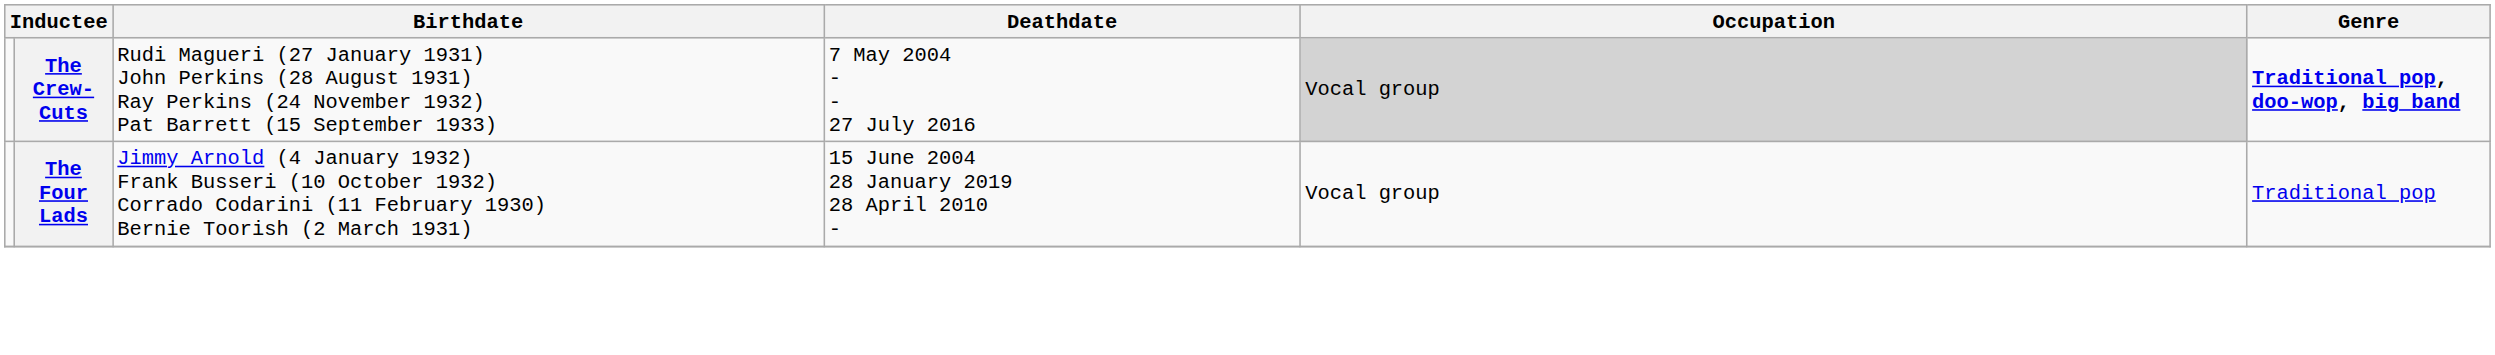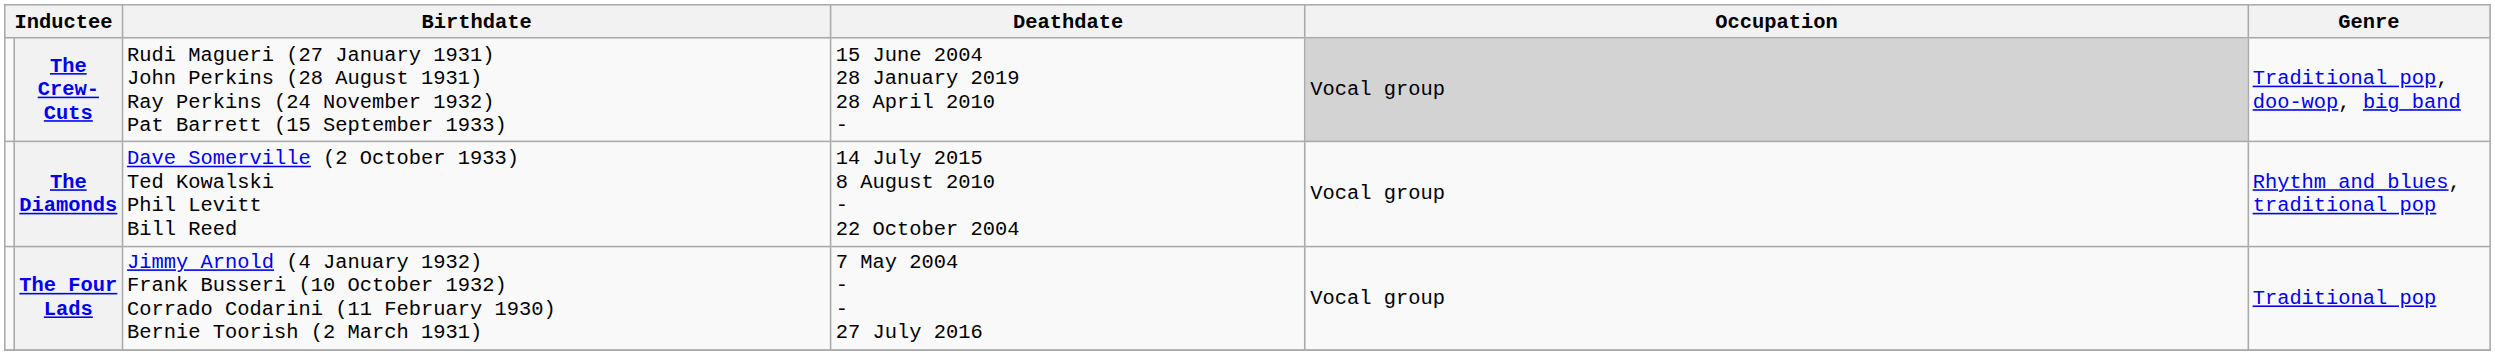(902, 90) 7 May 2004 - - 27 July 2016 -> (928, 90) 15 June 2004 28 January 2019 28 April 2010 -
(2356, 90) bold -> (2357, 90) normal
+ row: (68, 194)
(921, 194) 15 June 2004 28 January 2019 28 April 2010 - -> (909, 298) 7 May 2004 - - 27 July 2016
